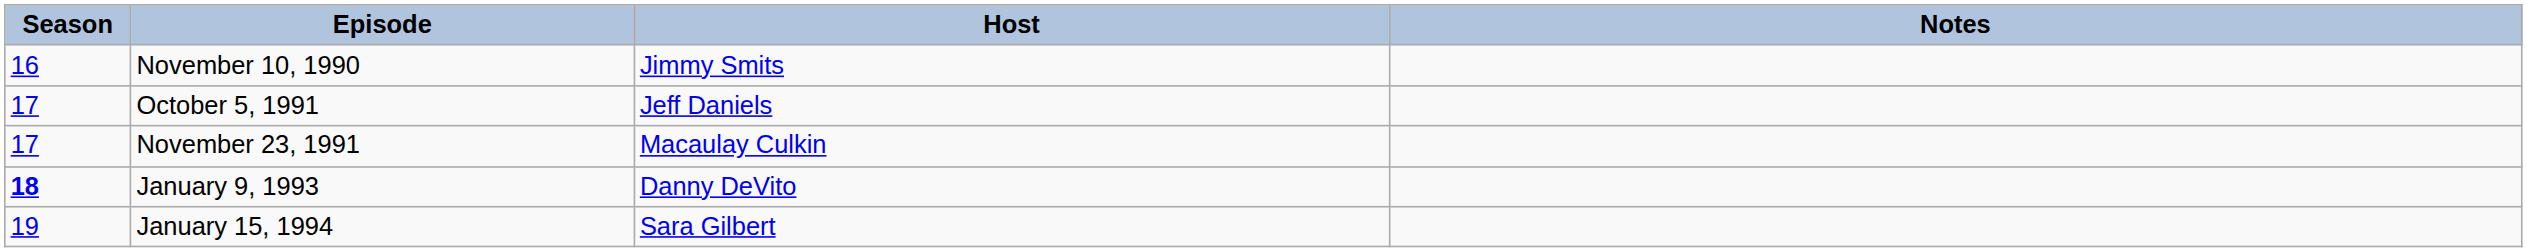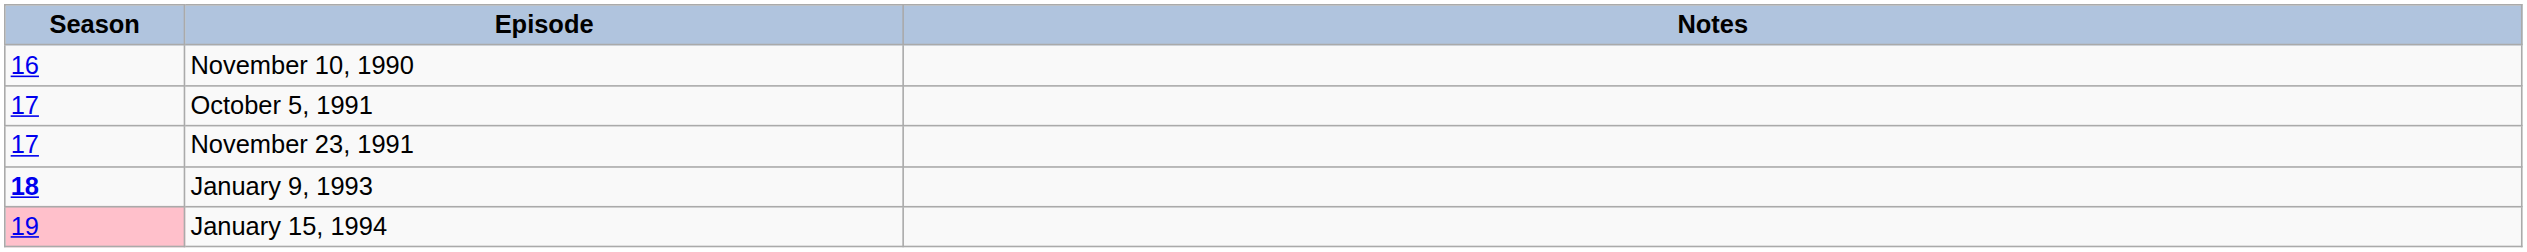- column: (1012, 24)
(25, 226) no background -> (25, 226) pink background
